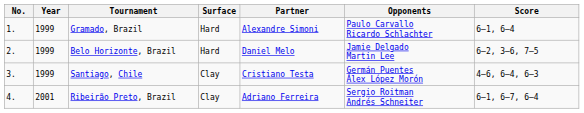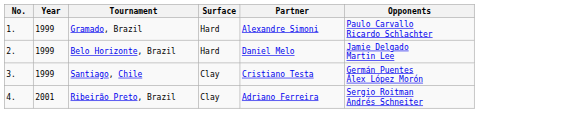- column: (527, 11)
